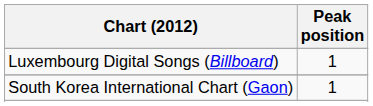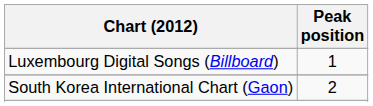(332, 87) 1 -> (332, 87) 2
